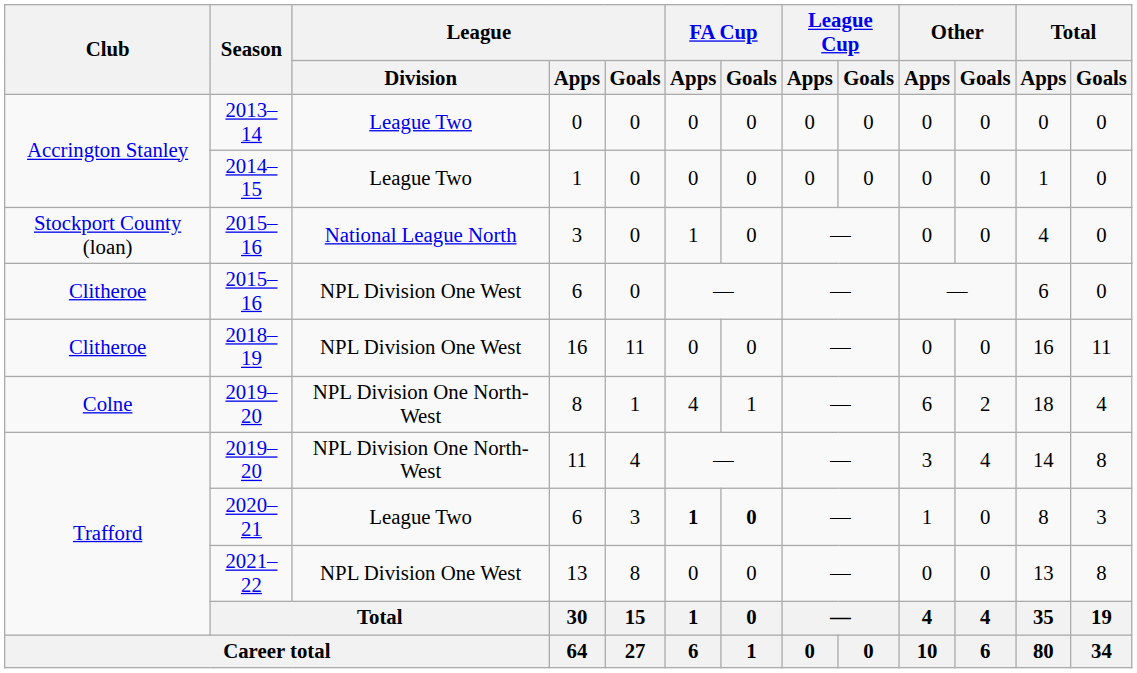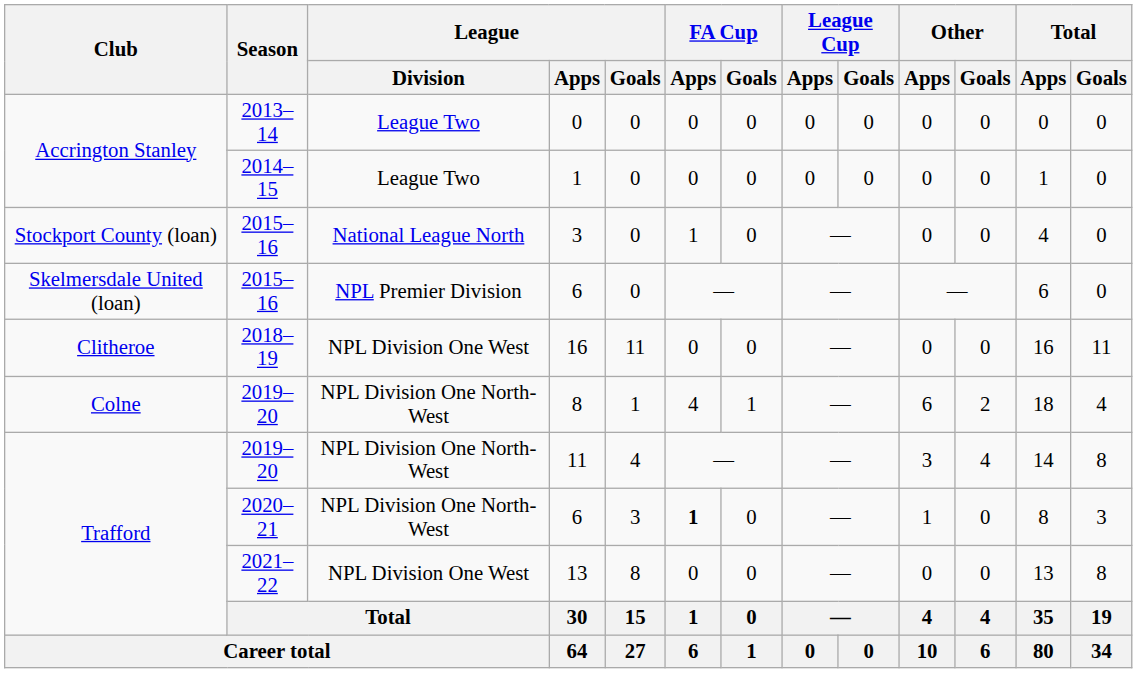(108, 291) Clitheroe -> (116, 291) Skelmersdale United (loan)
(421, 291) NPL Division One West -> (428, 291) NPL Premier Division
(421, 516) League Two -> (428, 516) NPL Division One North-West
(751, 516) bold -> (751, 516) normal
